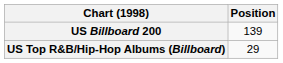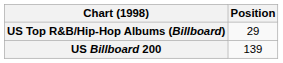rows swapped: (116, 31) <-> (116, 49)
